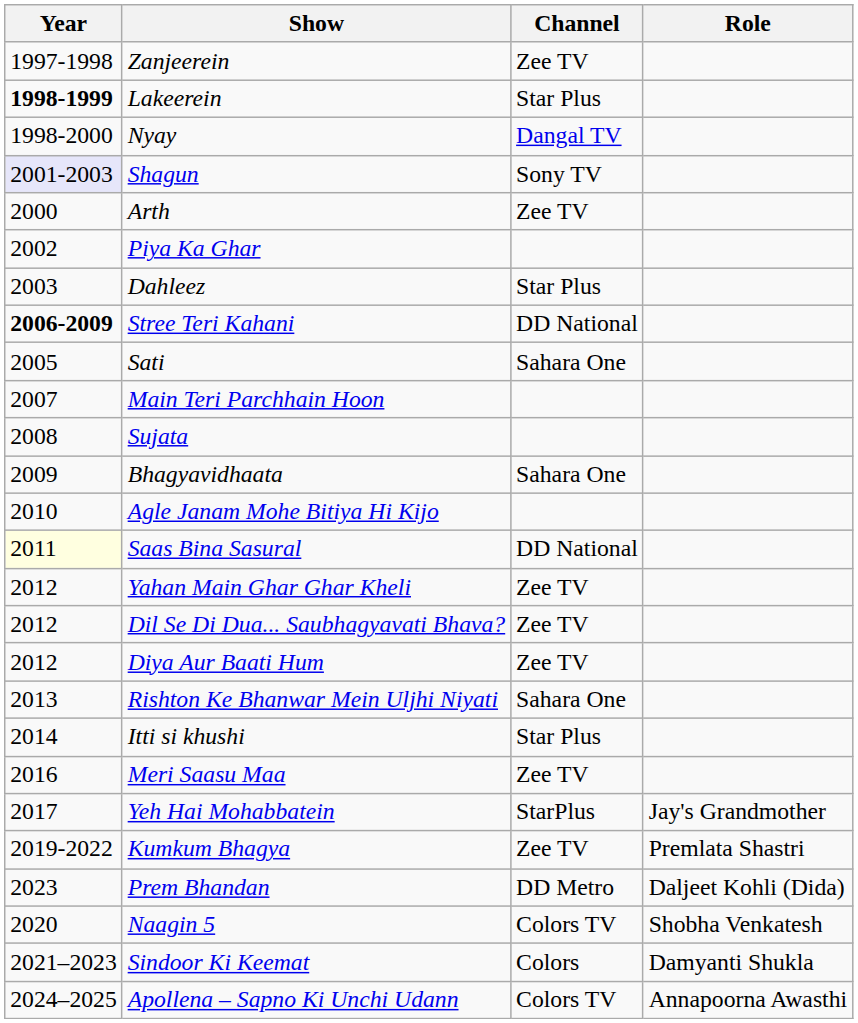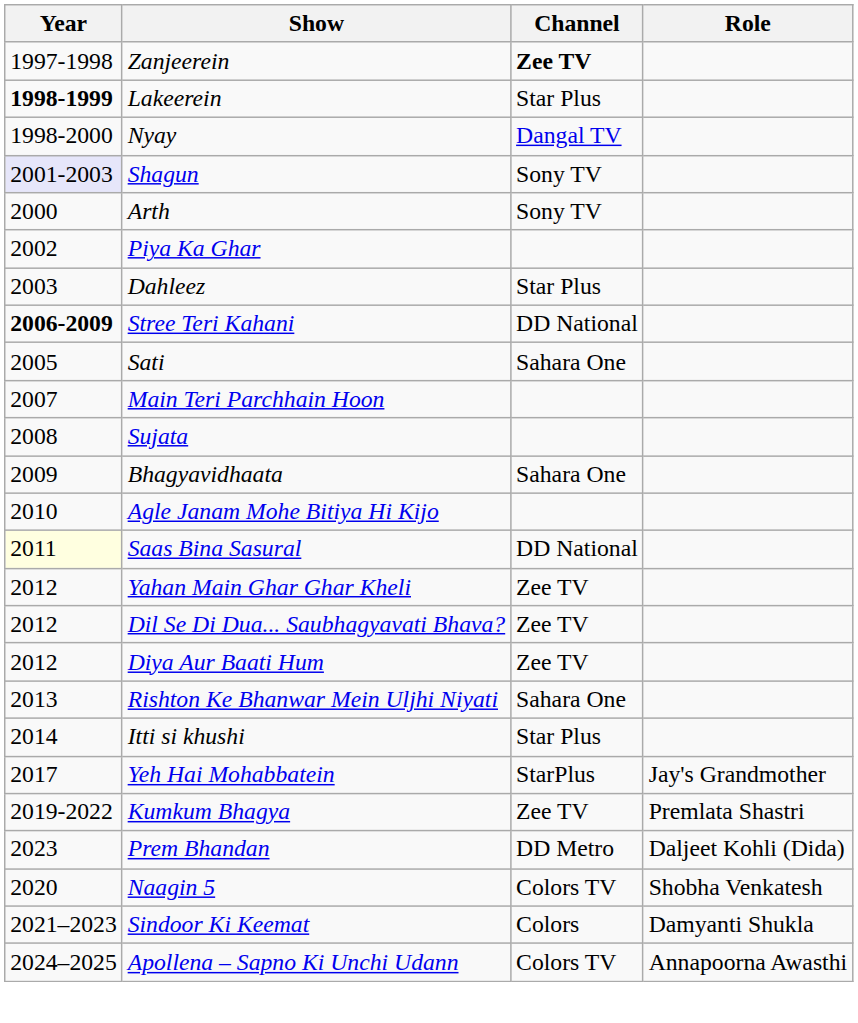(552, 60) normal -> (554, 60) bold
(552, 211) Zee TV -> (559, 211) Sony TV
- row: (207, 774)
